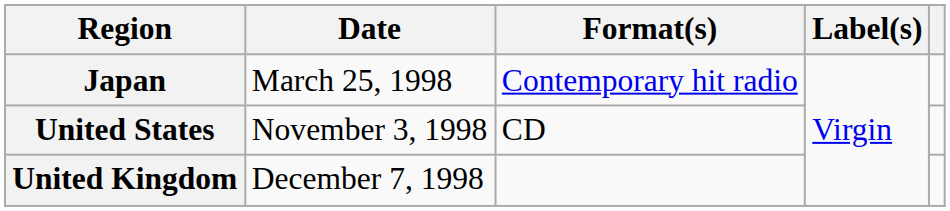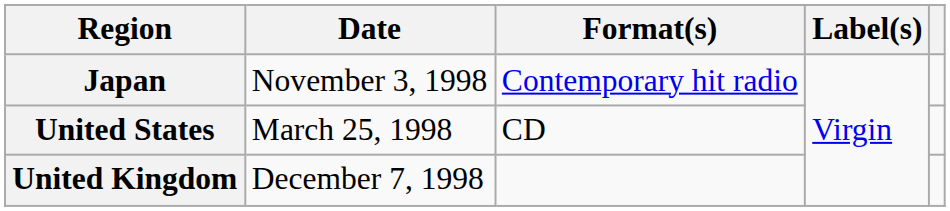(352, 79) March 25, 1998 -> (370, 79) November 3, 1998
(370, 129) November 3, 1998 -> (352, 129) March 25, 1998
